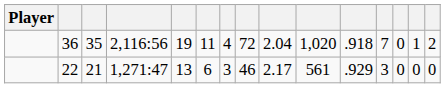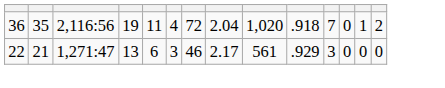- column: (31, 17)
